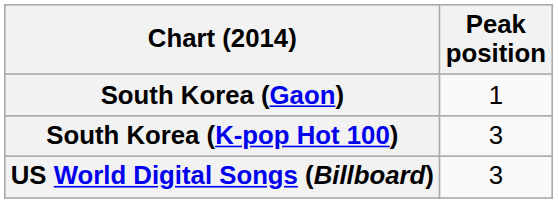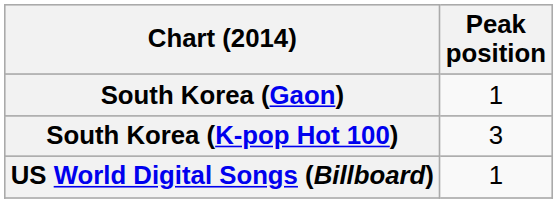(496, 176) 3 -> (496, 176) 1
